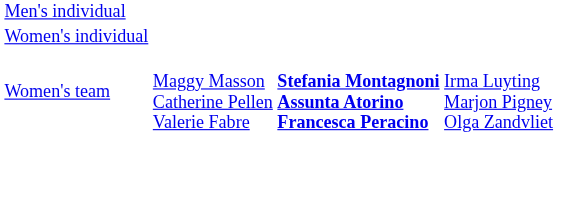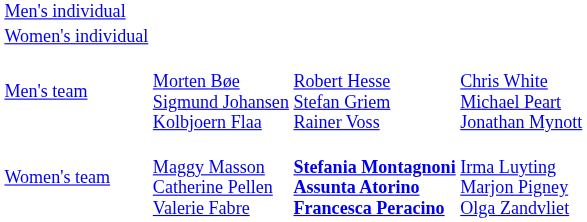+ row: (46, 91)
